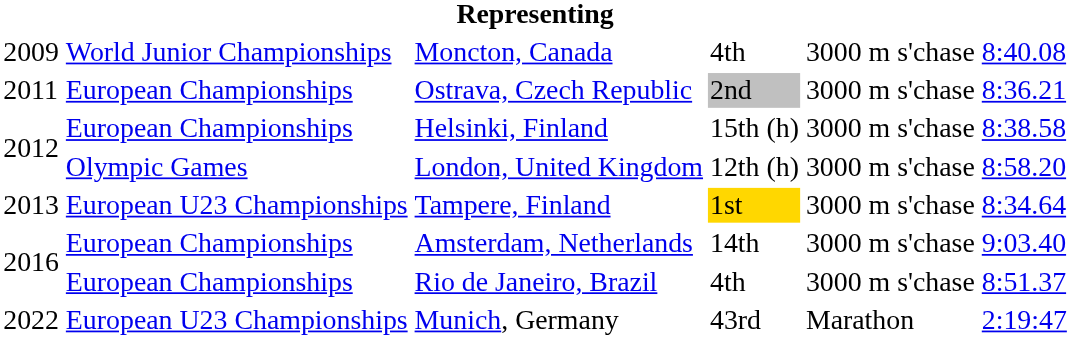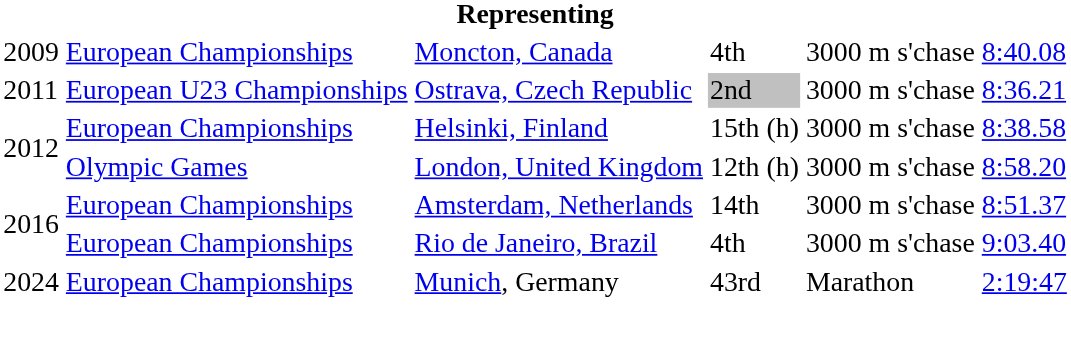(229, 51) World Junior Championships -> (209, 51) European Championships
(209, 90) European Championships -> (237, 90) European U23 Championships
- row: (513, 204)
(1024, 243) 9:03.40 -> (1024, 204) 8:51.37
(1024, 281) 8:51.37 -> (1024, 243) 9:03.40
(31, 319) 2022 -> (31, 281) 2024
(237, 319) European U23 Championships -> (209, 281) European Championships
